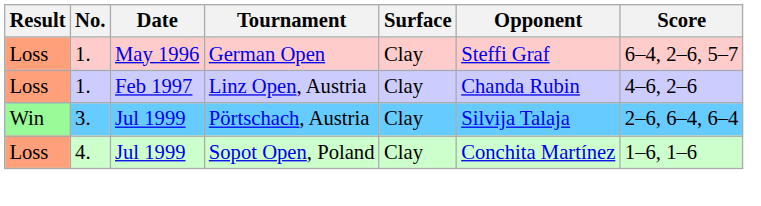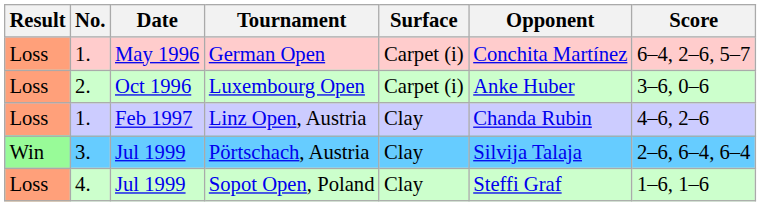(404, 53) Clay -> (424, 53) Carpet (i)
(505, 53) Steffi Graf -> (550, 53) Conchita Martínez
+ row: (287, 86)
(538, 151) Conchita Martínez -> (517, 184) Steffi Graf
